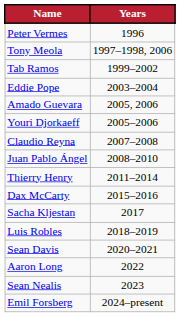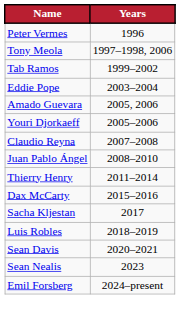- row: (35, 267)
